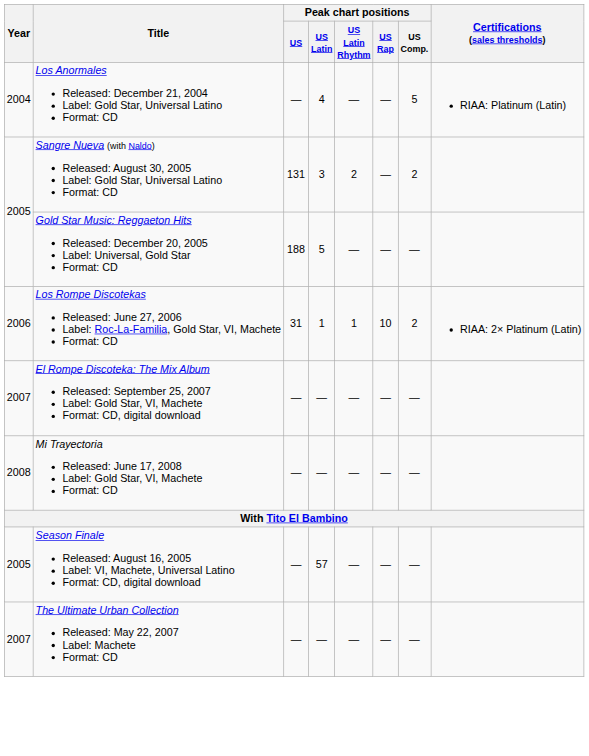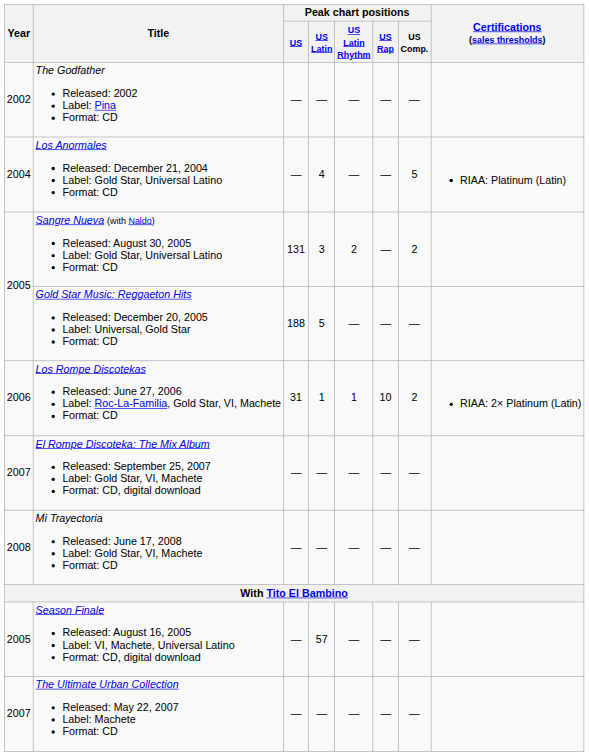+ row: (158, 94)
